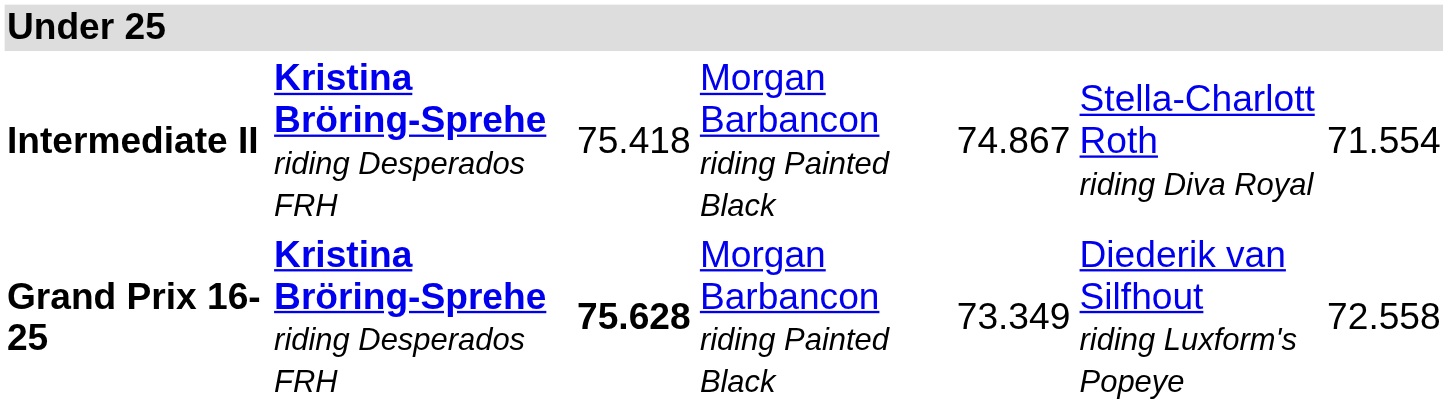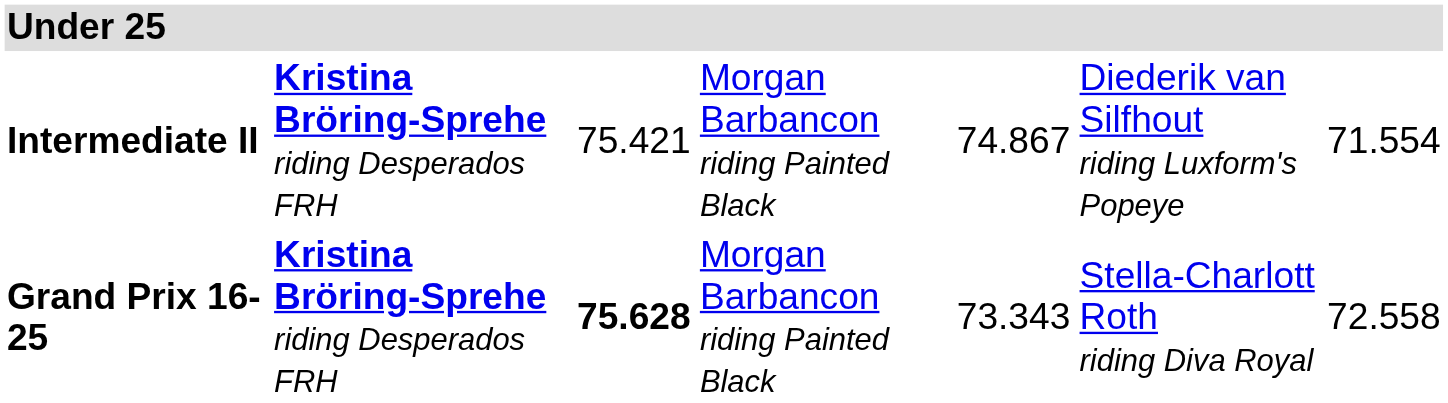(634, 140) 75.418 -> (634, 140) 75.421
(1197, 140) Stella-Charlott Roth riding Diva Royal -> (1188, 140) Diederik van Silfhout riding Luxform's Popeye
(1014, 317) 73.349 -> (1014, 317) 73.343
(1188, 317) Diederik van Silfhout riding Luxform's Popeye -> (1197, 317) Stella-Charlott Roth riding Diva Royal
